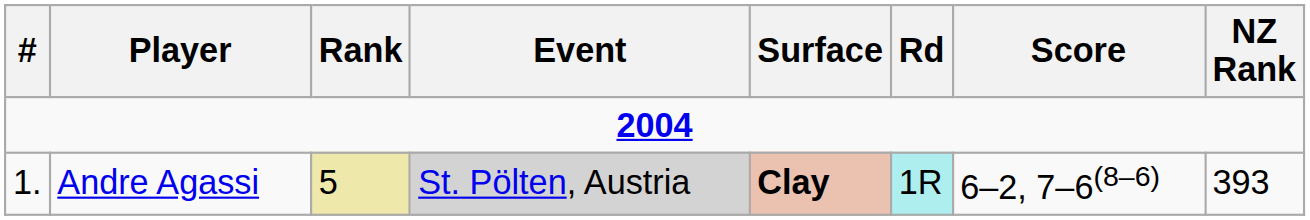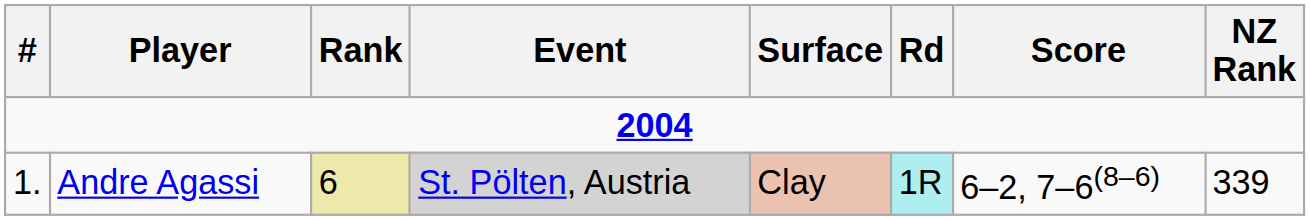(328, 183) 5 -> (328, 183) 6
(793, 183) bold -> (792, 183) normal
(1241, 183) 393 -> (1241, 183) 339
